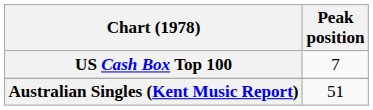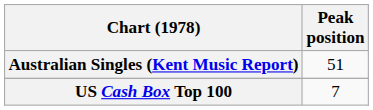rows swapped: (154, 91) <-> (154, 64)
